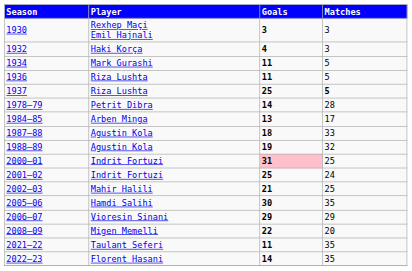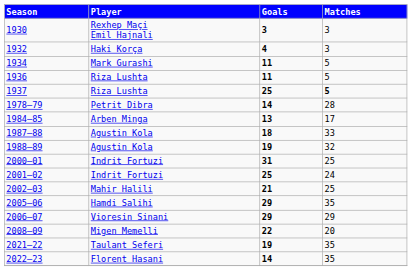(267, 161) pink background -> (267, 161) no background
(267, 203) 30 -> (267, 203) 29
(267, 245) 11 -> (267, 245) 19
